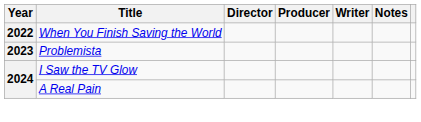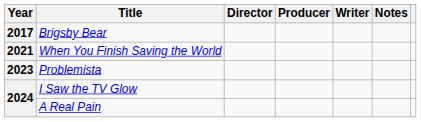+ row: (73, 32)
(20, 32) 2022 -> (20, 51) 2021
